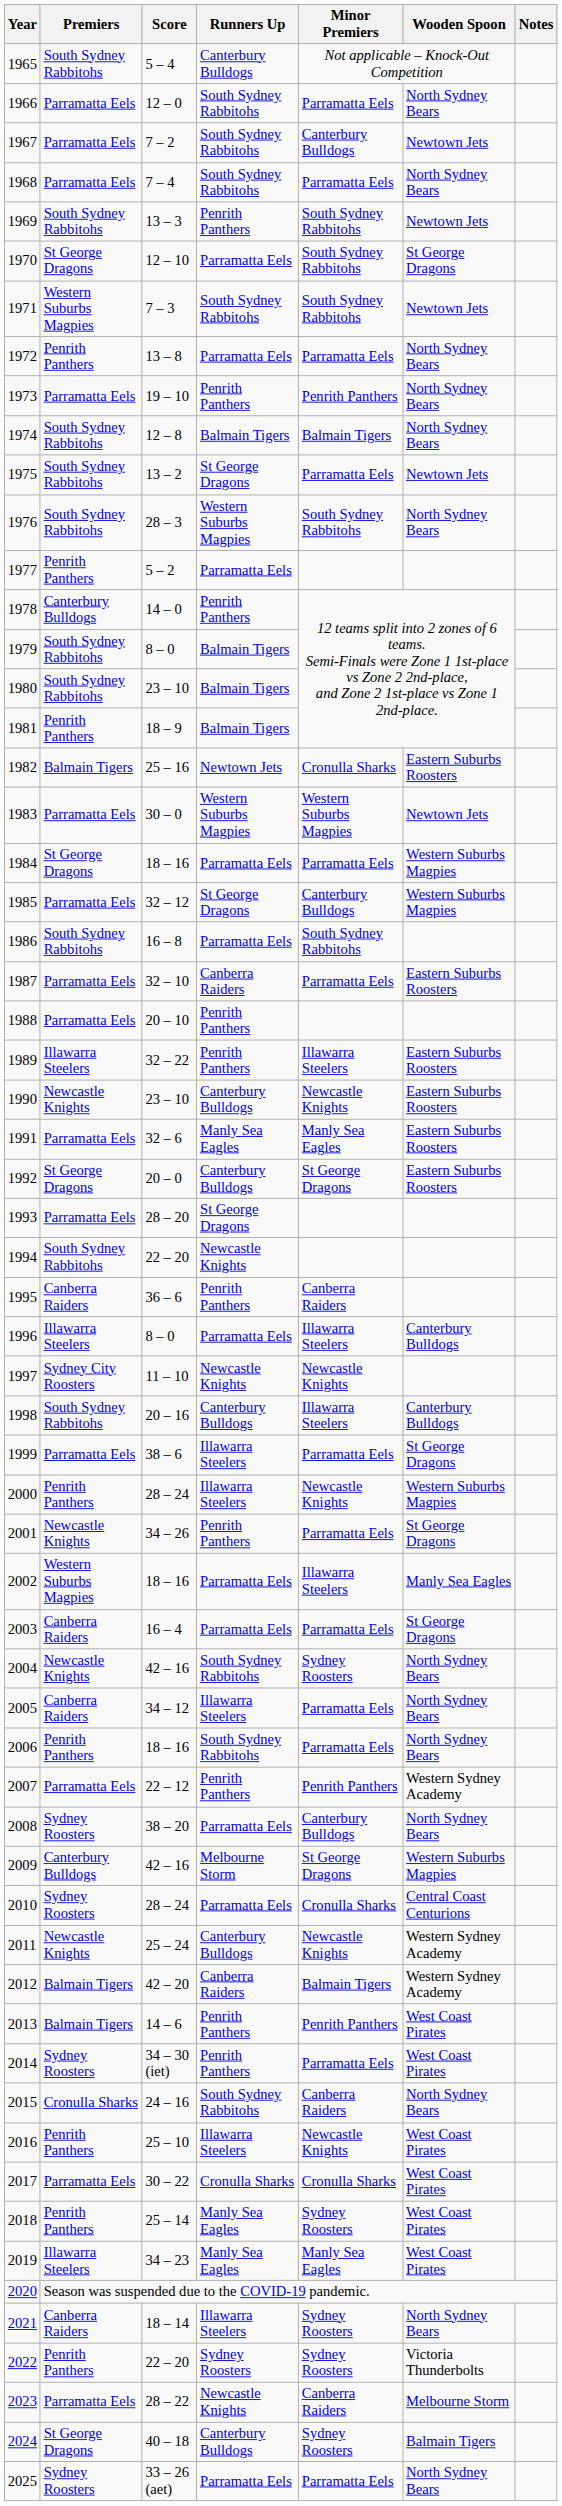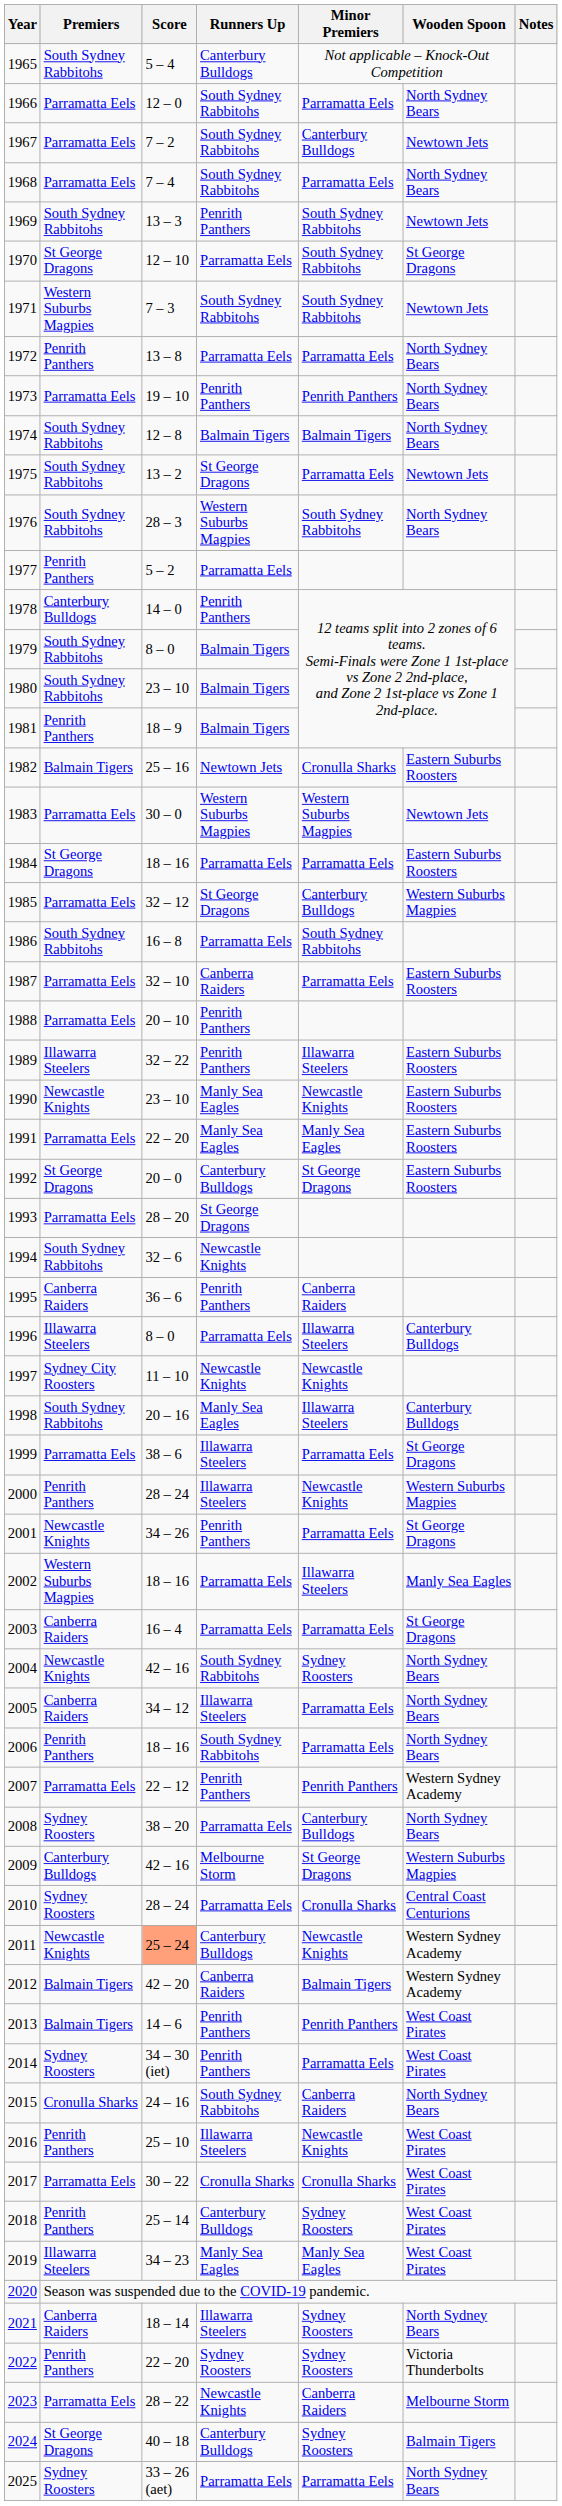(455, 862) Western Suburbs Magpies -> (454, 862) Eastern Suburbs Roosters
(233, 1099) Canterbury Bulldogs -> (231, 1099) Manly Sea Eagles
(164, 1139) 32 – 6 -> (167, 1139) 22 – 20
(167, 1257) 22 – 20 -> (164, 1257) 32 – 6
(233, 1415) Canterbury Bulldogs -> (231, 1415) Manly Sea Eagles
(167, 1944) no background -> (167, 1944) lightsalmon background
(231, 2221) Manly Sea Eagles -> (233, 2221) Canterbury Bulldogs
